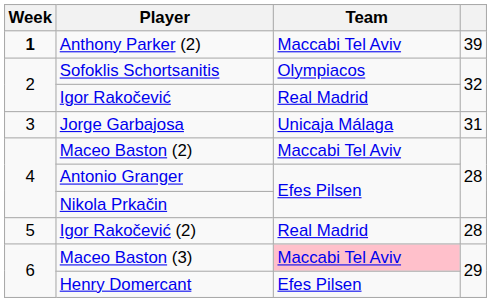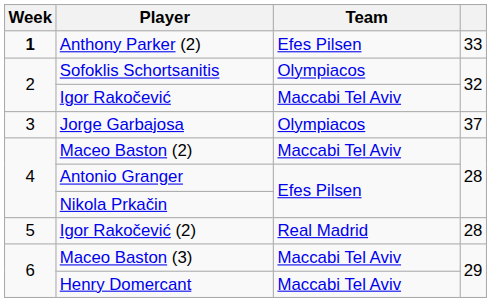(339, 44) Maccabi Tel Aviv -> (320, 44) Efes Pilsen
(473, 44) 39 -> (473, 44) 33
(323, 97) Real Madrid -> (339, 97) Maccabi Tel Aviv
(335, 124) Unicaja Málaga -> (321, 124) Olympiacos
(473, 124) 31 -> (473, 124) 37
(339, 257) pink background -> (339, 257) no background
(320, 284) Efes Pilsen -> (339, 284) Maccabi Tel Aviv
